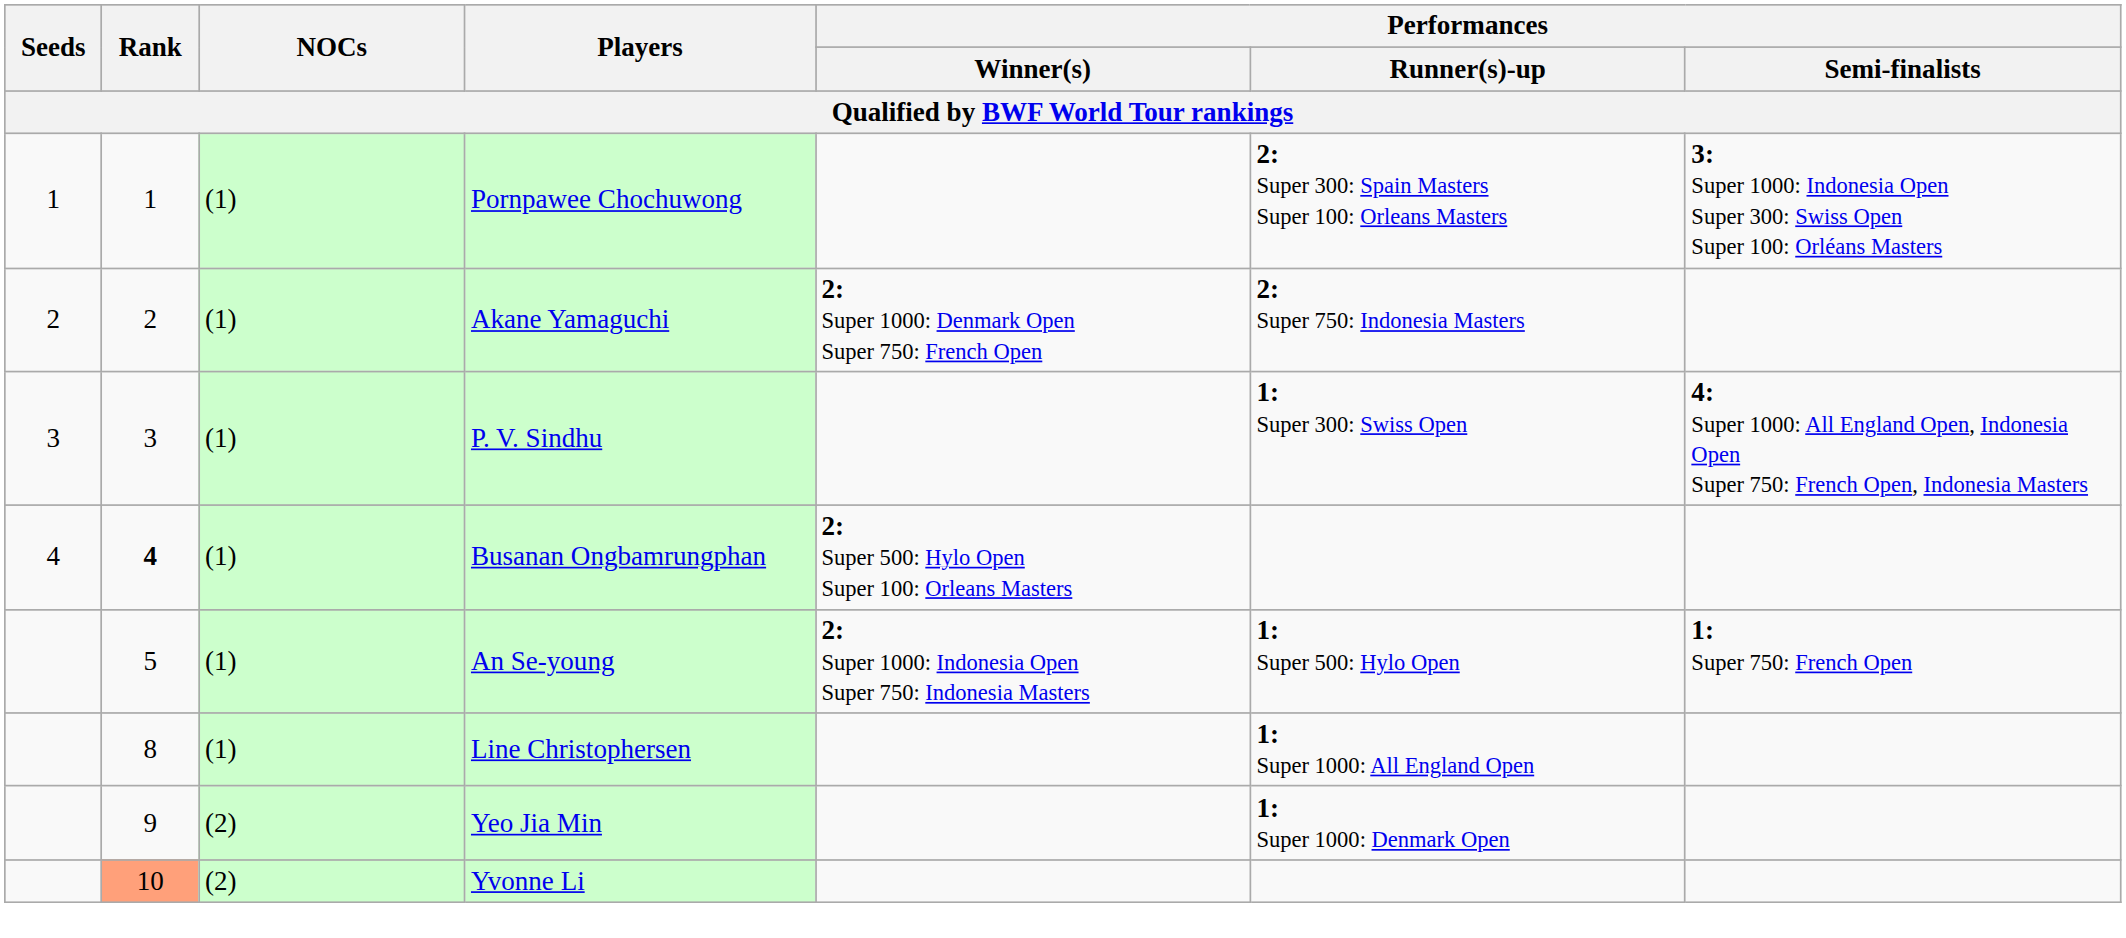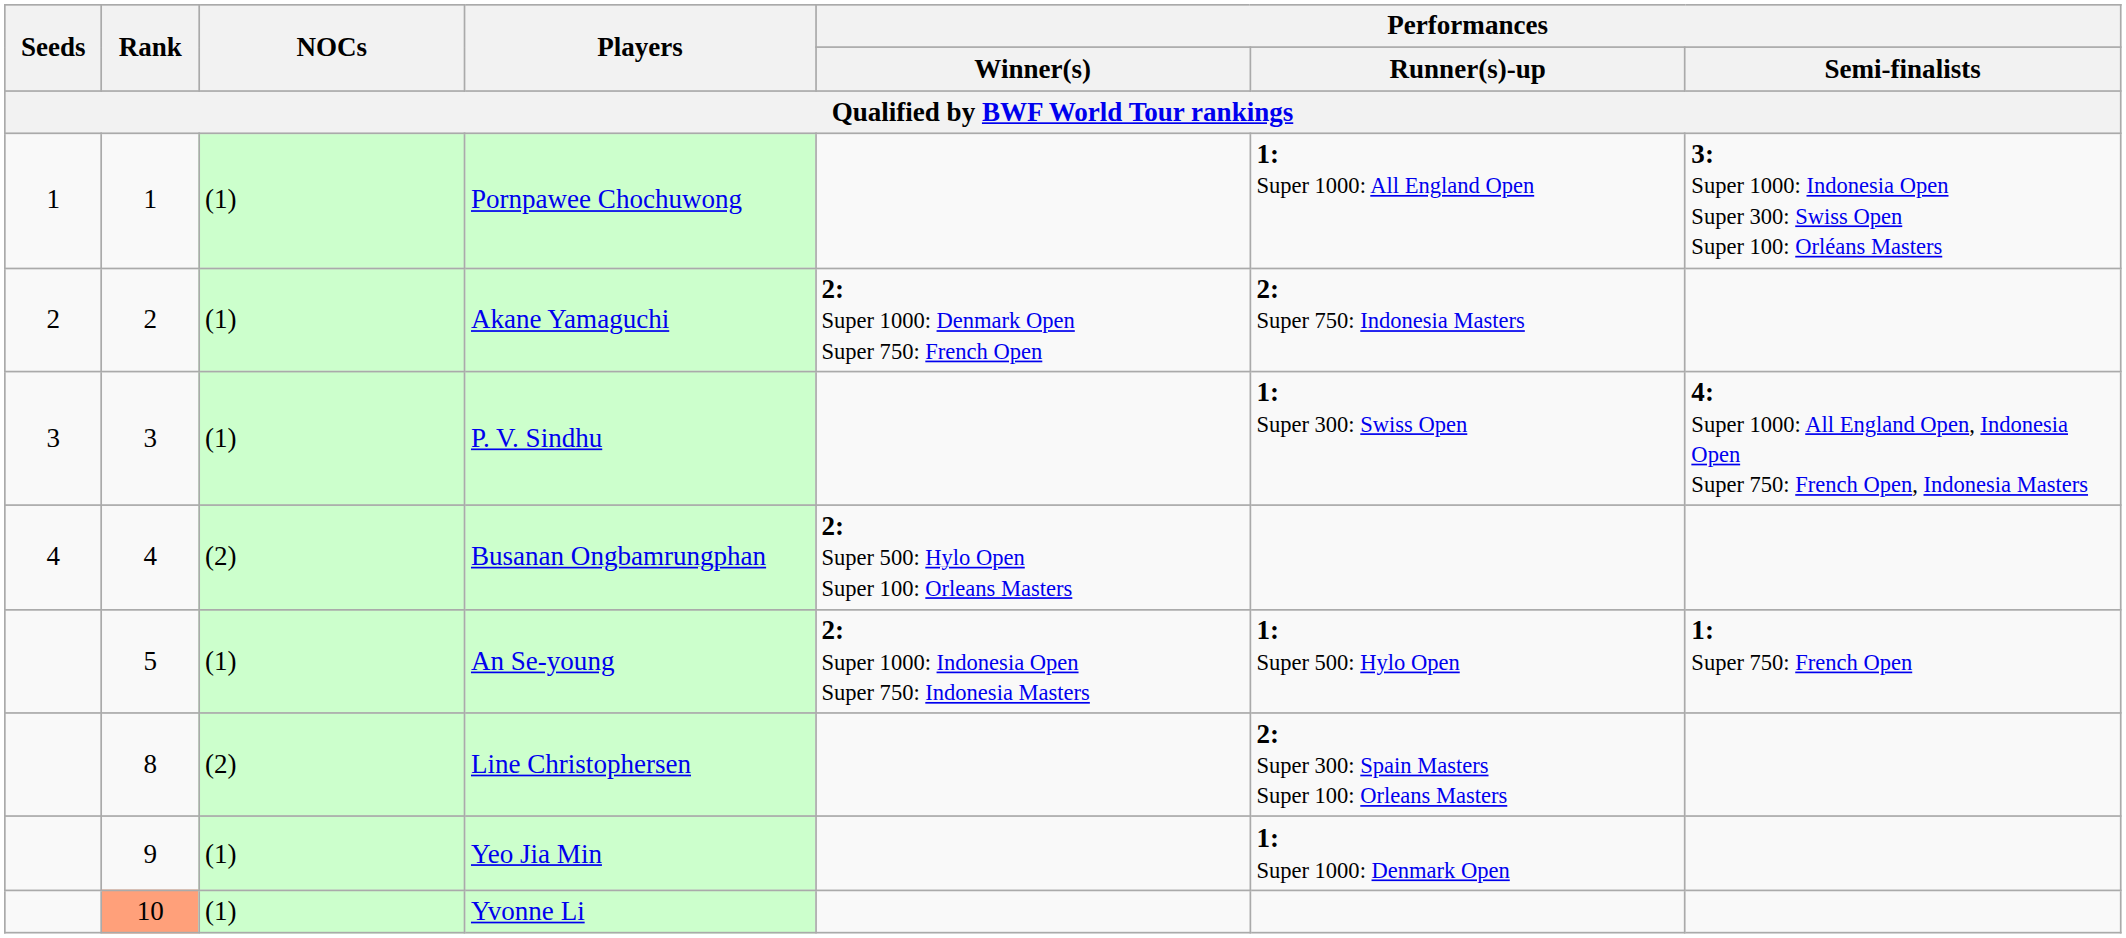(1382, 185) 2: Super 300: Spain Masters Super 100: Orleans Masters -> (1395, 169) 1: Super 1000: All England Open
(150, 557) bold -> (150, 557) normal
(221, 557) (1) -> (221, 557) (2)
(221, 749) (1) -> (221, 764) (2)
(1395, 749) 1: Super 1000: All England Open -> (1382, 764) 2: Super 300: Spain Masters Super 100: Orleans Masters
(221, 822) (2) -> (221, 852) (1)
(221, 880) (2) -> (221, 911) (1)
